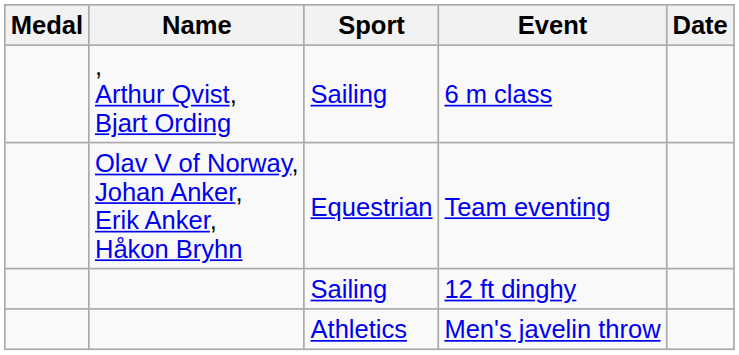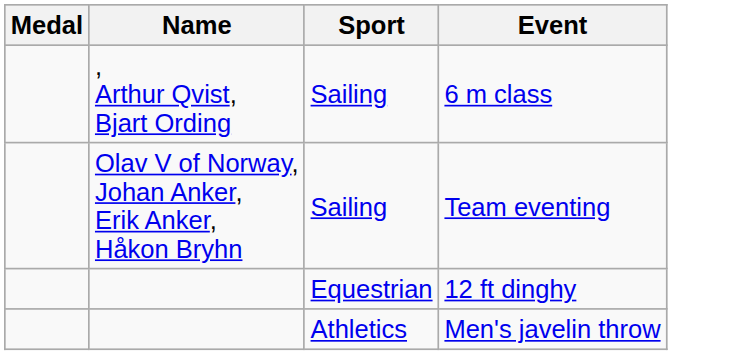- column: (700, 25)
(372, 206) Equestrian -> (349, 206) Sailing
(349, 289) Sailing -> (372, 289) Equestrian
